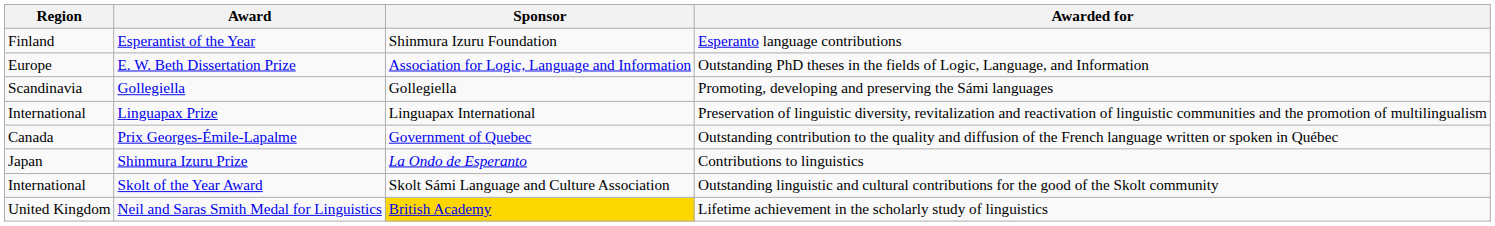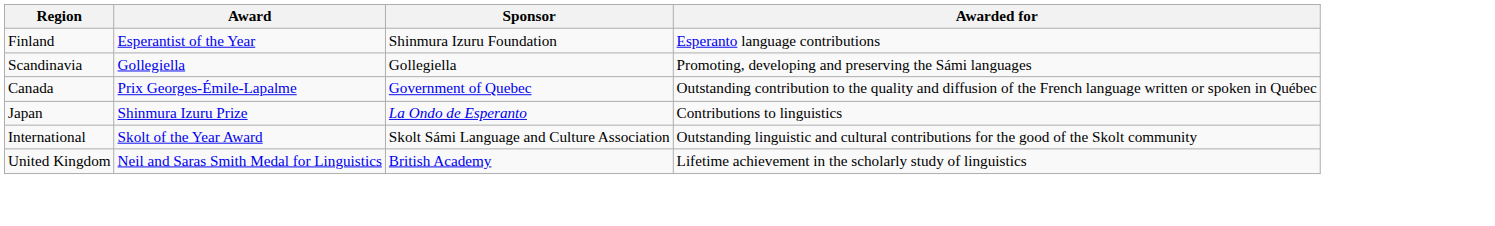- row: (207, 64)
- row: (168, 112)
(440, 209) gold background -> (440, 161) no background
